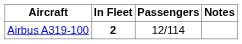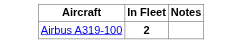- column: (168, 13)
